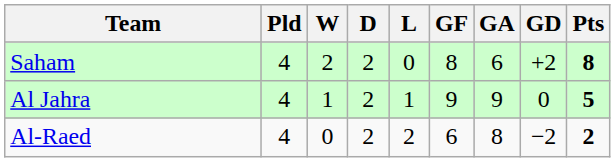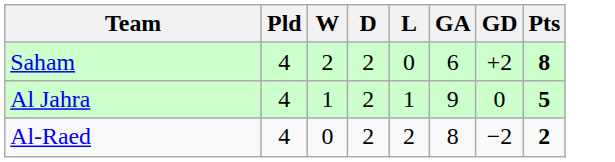- column: (451, 23)
